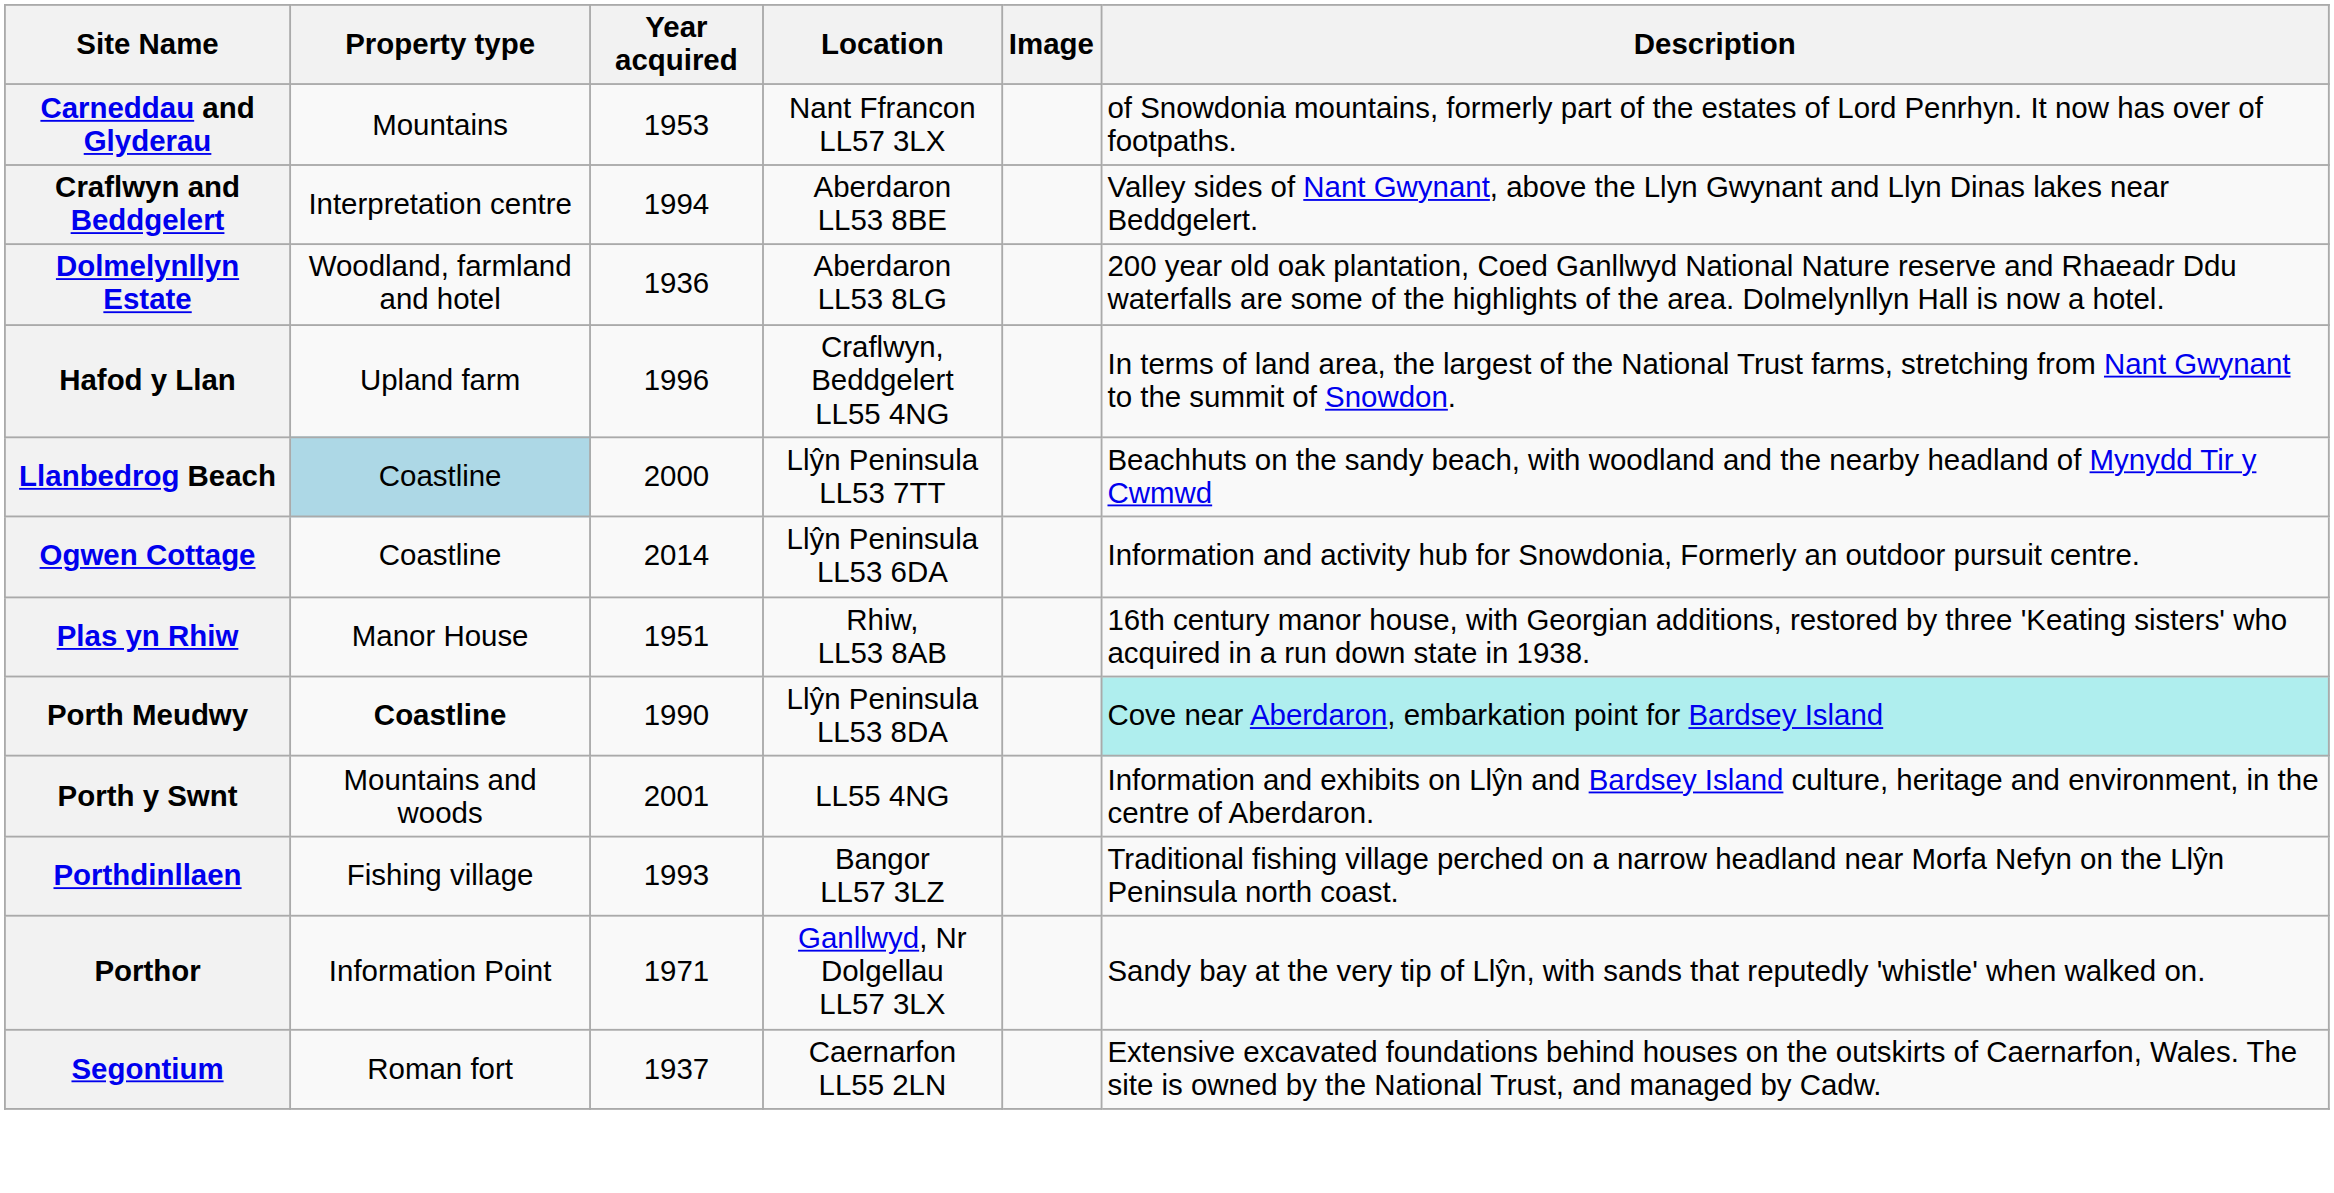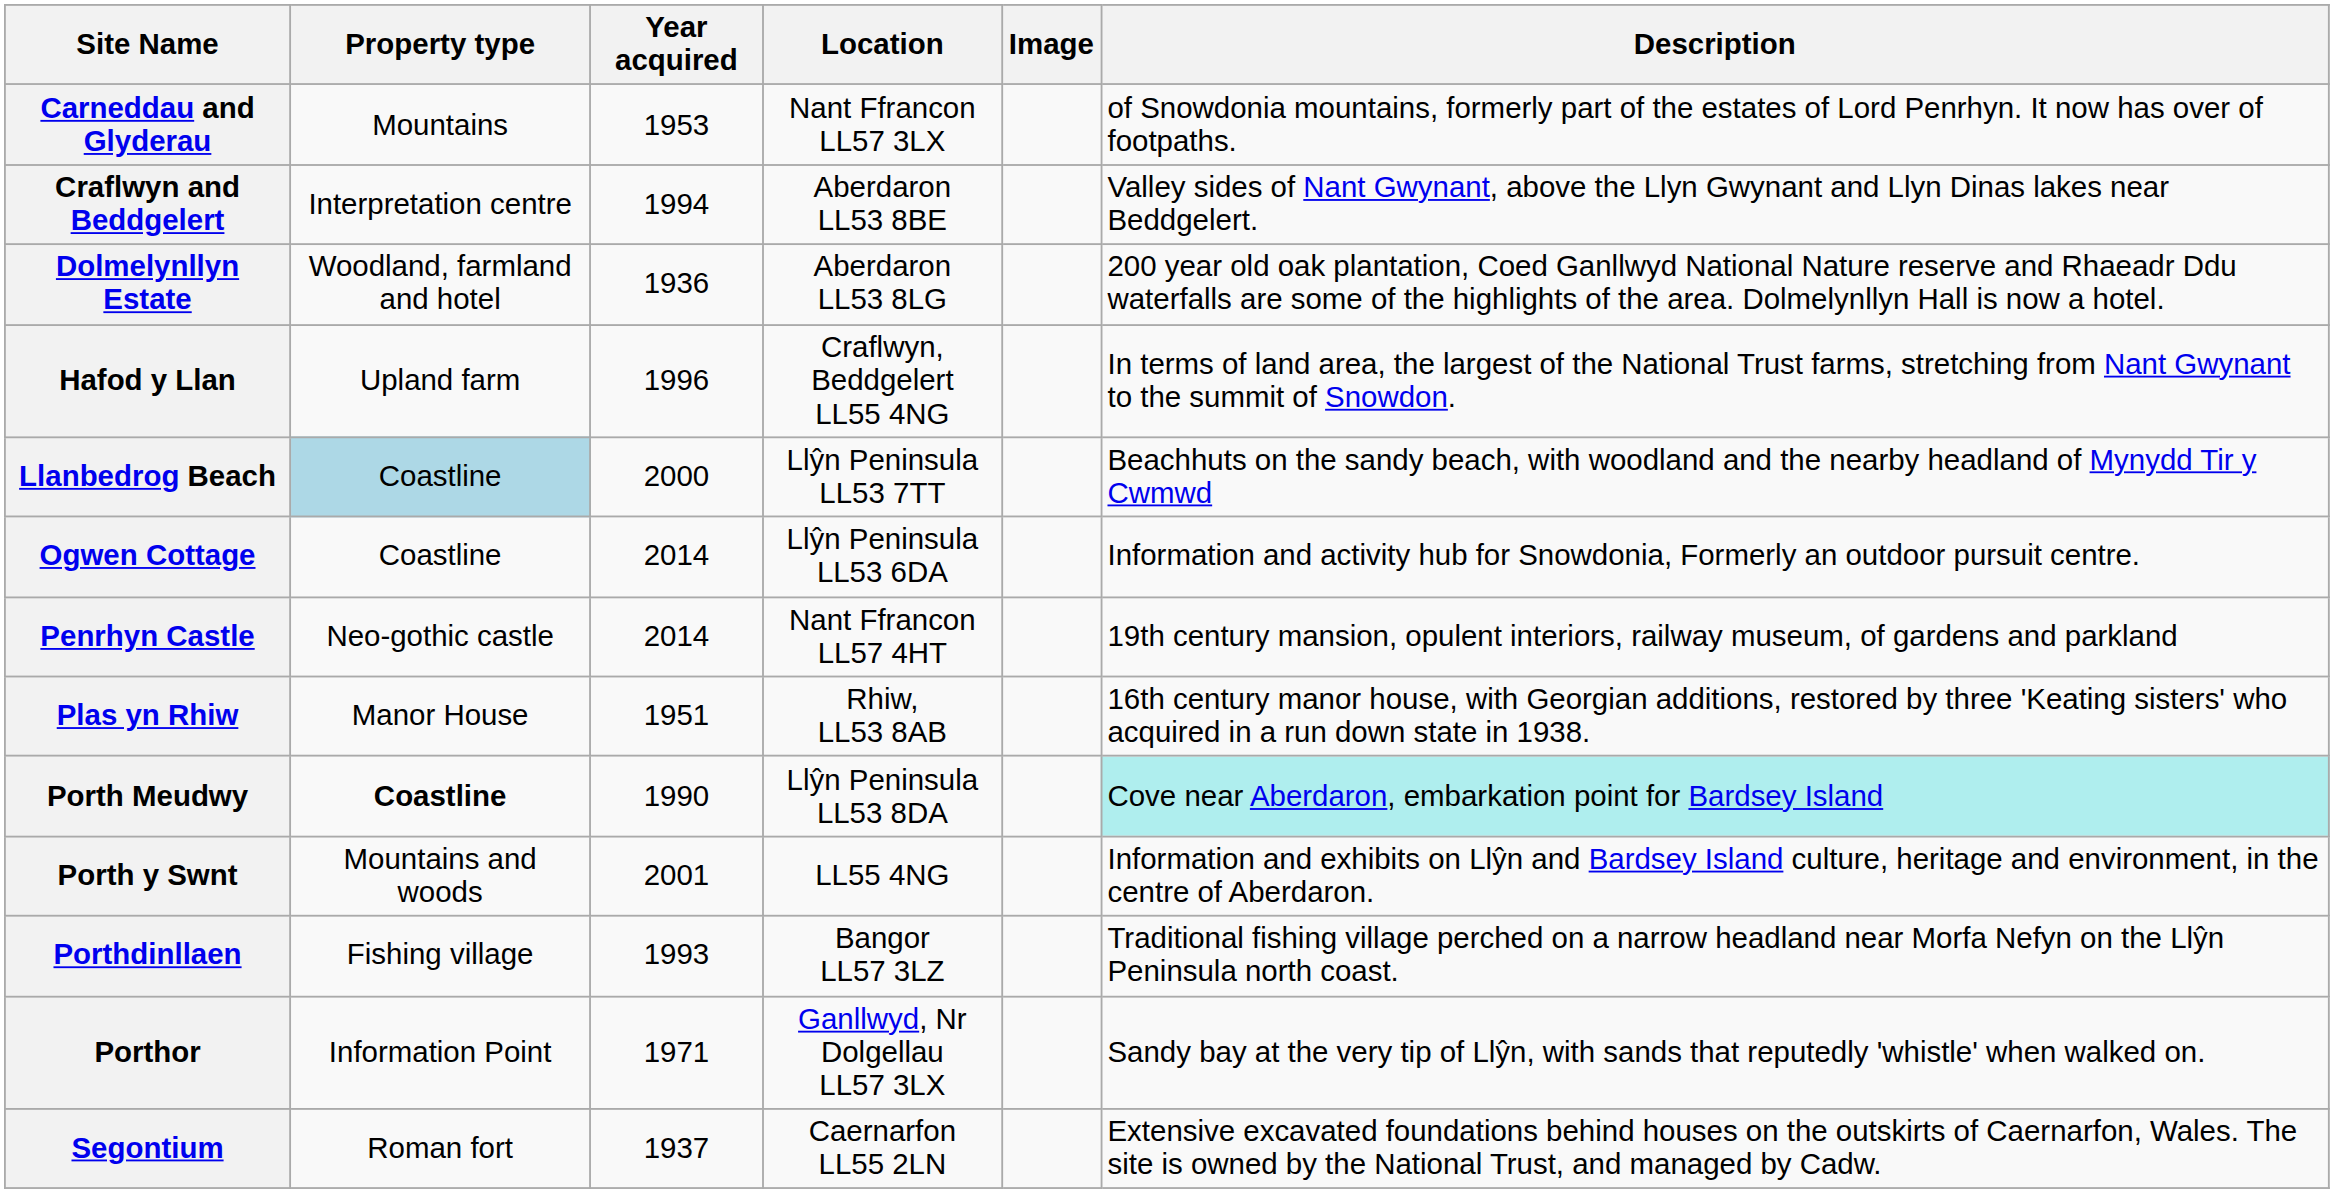+ row: (148, 636)
